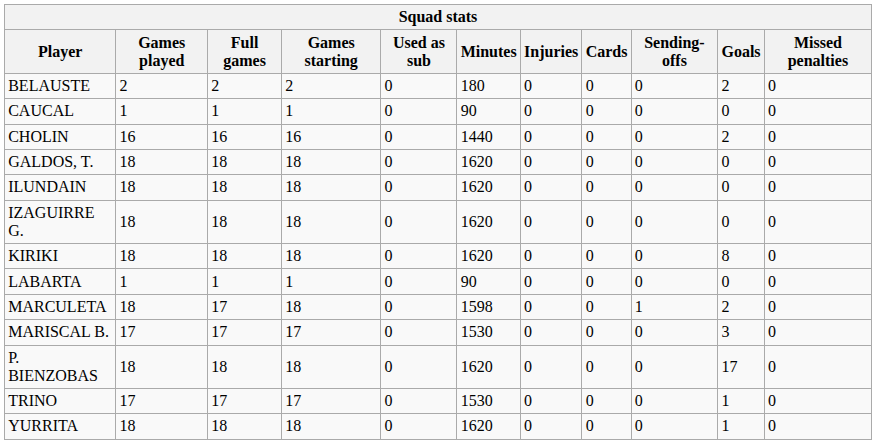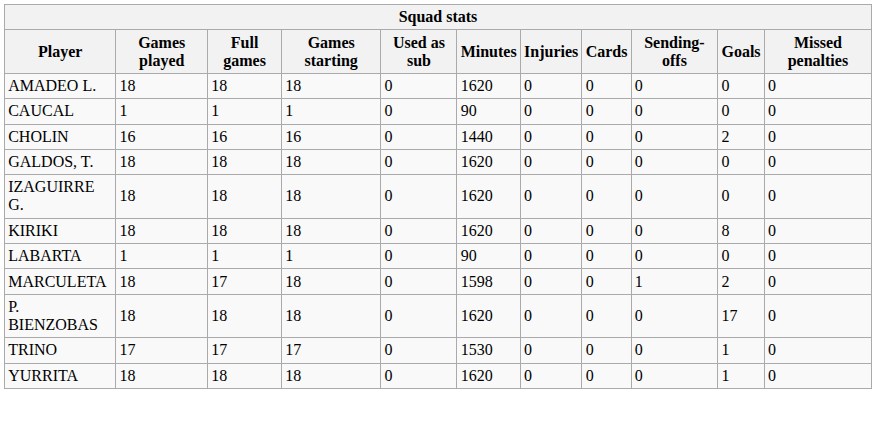+ row: (52, 85)
- row: (49, 85)
- row: (47, 187)
- row: (59, 332)
